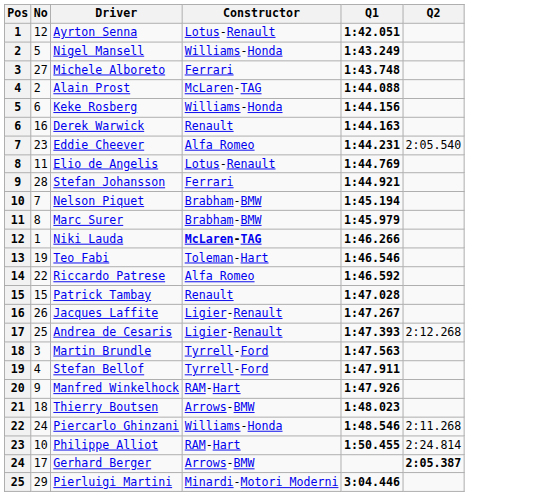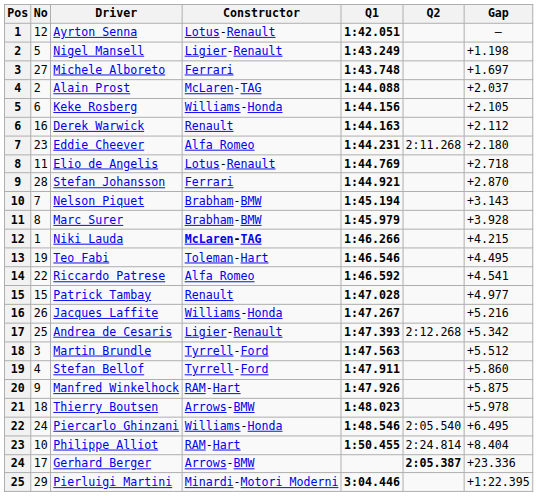+ column: (498, 14)
(234, 52) Williams-Honda -> (234, 52) Ligier-Renault
(433, 145) 2:05.540 -> (433, 145) 2:11.268
(234, 314) Ligier-Renault -> (234, 314) Williams-Honda
(433, 426) 2:11.268 -> (433, 426) 2:05.540
